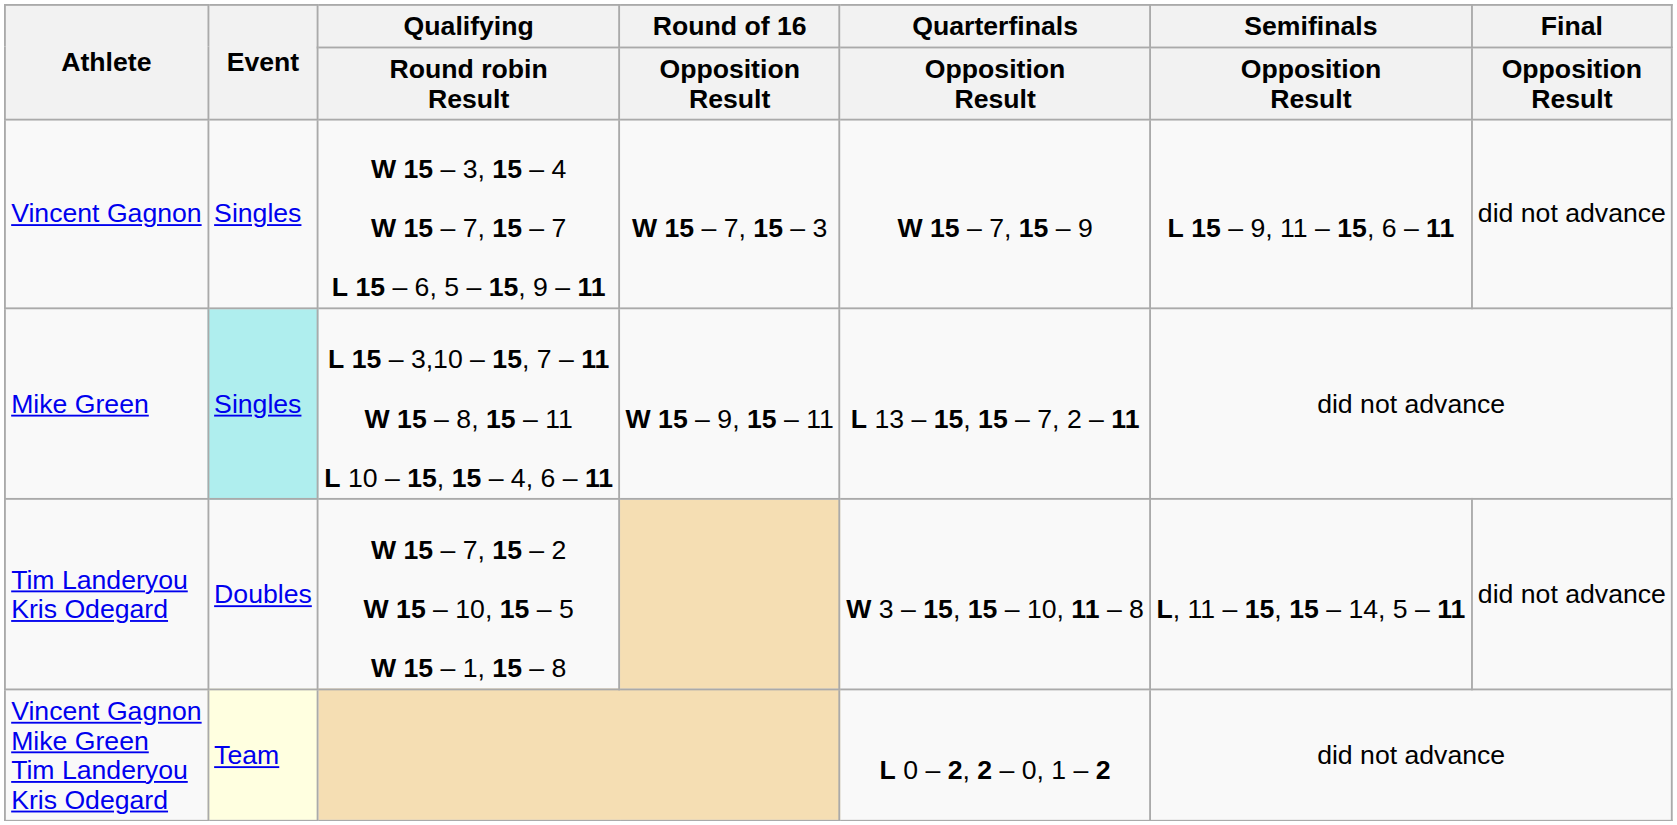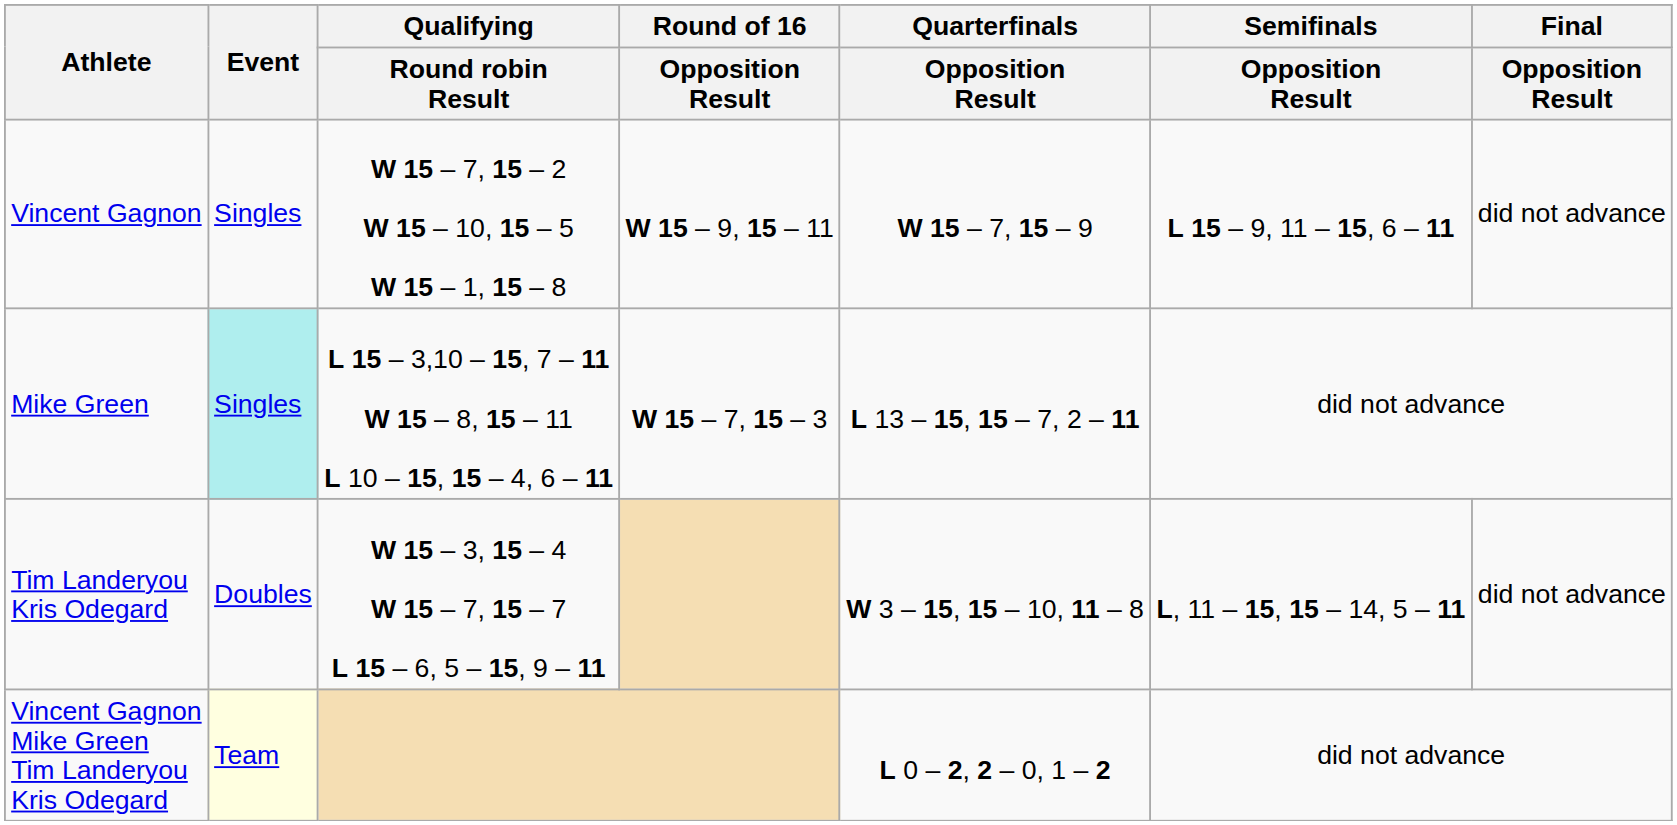(469, 229) W 15 – 3, 15 – 4 W 15 – 7, 15 – 7 L 15 – 6, 5 – 15, 9 – 11 -> (469, 229) W 15 – 7, 15 – 2 W 15 – 10, 15 – 5 W 15 – 1, 15 – 8
(730, 229) W 15 – 7, 15 – 3 -> (730, 229) W 15 – 9, 15 – 11
(730, 419) W 15 – 9, 15 – 11 -> (730, 419) W 15 – 7, 15 – 3
(469, 609) W 15 – 7, 15 – 2 W 15 – 10, 15 – 5 W 15 – 1, 15 – 8 -> (469, 609) W 15 – 3, 15 – 4 W 15 – 7, 15 – 7 L 15 – 6, 5 – 15, 9 – 11
